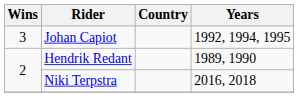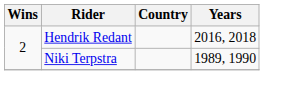- row: (80, 37)
(225, 59) 1989, 1990 -> (225, 37) 2016, 2018
(225, 80) 2016, 2018 -> (225, 59) 1989, 1990
